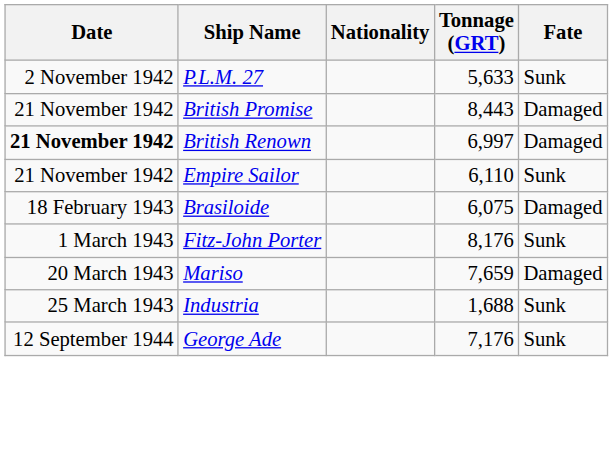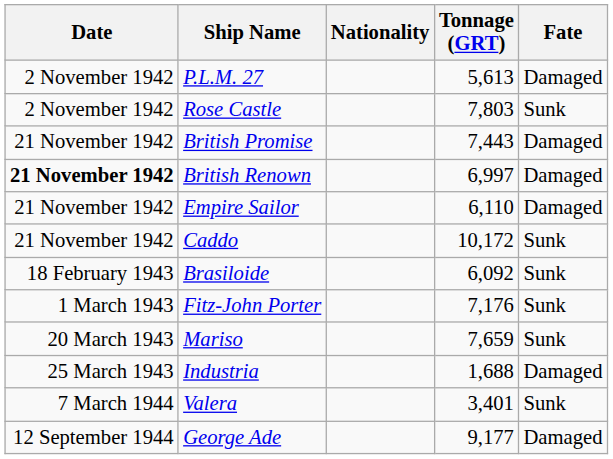(491, 76) 5,633 -> (491, 76) 5,613
(545, 76) Sunk -> (563, 76) Damaged
+ row: (232, 109)
(491, 109) 8,443 -> (491, 142) 7,443
(545, 175) Sunk -> (563, 207) Damaged
+ row: (211, 240)
(491, 207) 6,075 -> (491, 273) 6,092
(563, 207) Damaged -> (545, 273) Sunk
(491, 240) 8,176 -> (491, 305) 7,176
(563, 273) Damaged -> (545, 338) Sunk
(545, 305) Sunk -> (563, 371) Damaged
+ row: (210, 404)
(491, 338) 7,176 -> (491, 436) 9,177
(545, 338) Sunk -> (563, 436) Damaged
